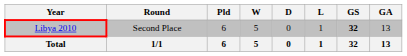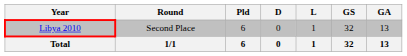- column: (256, 12)
(353, 28) bold -> (349, 28) normal
